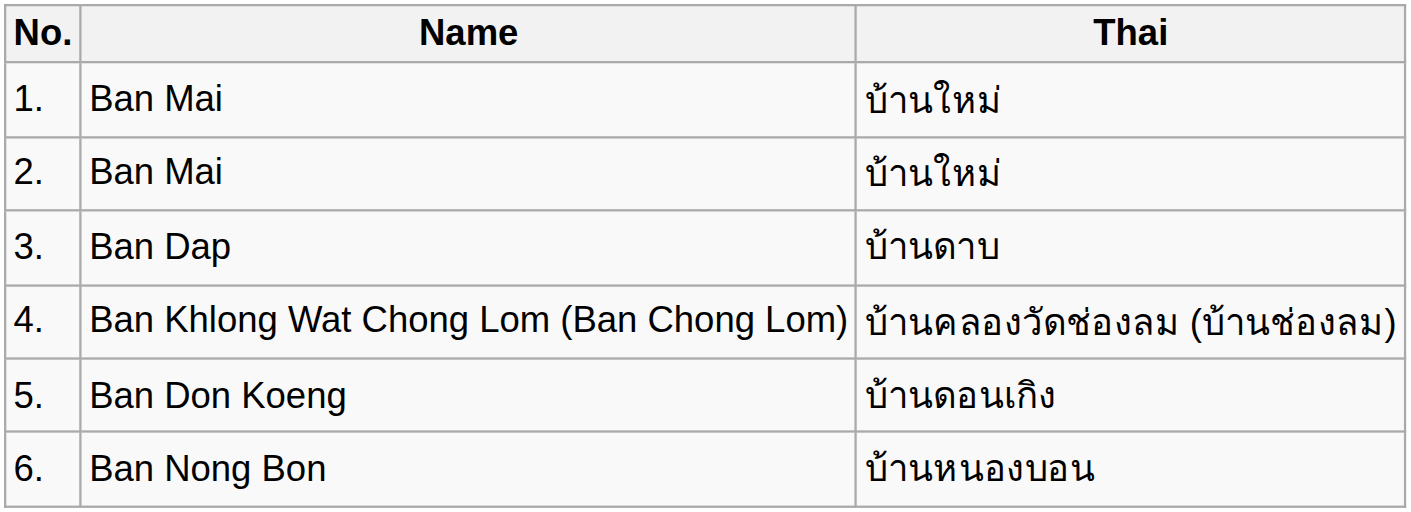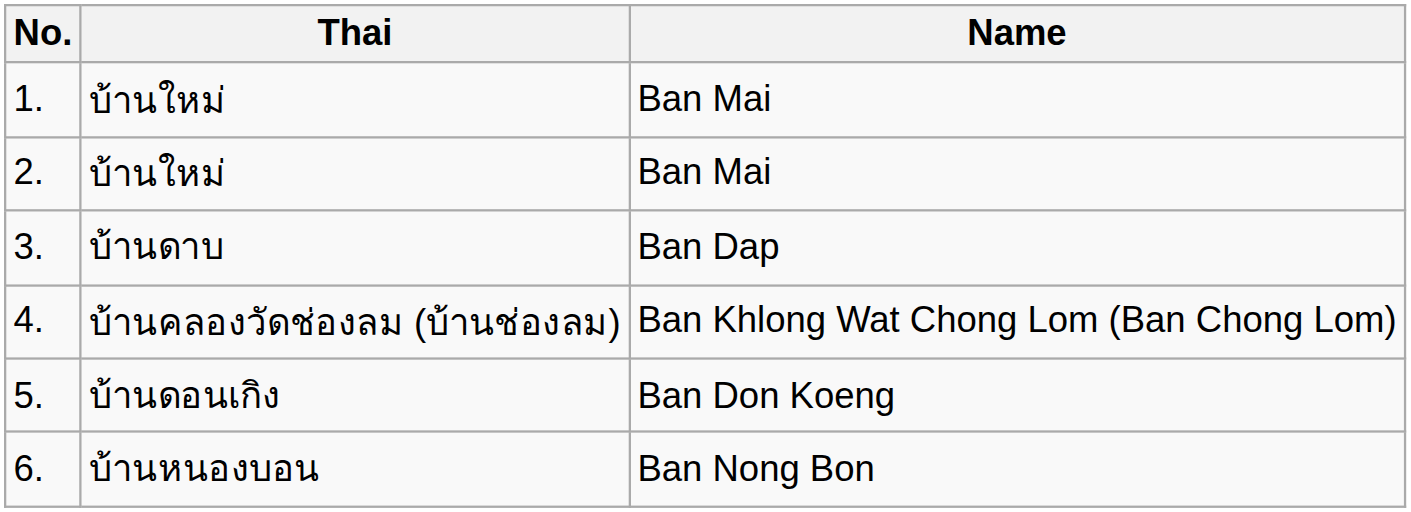columns swapped: (469, 33) <-> (1131, 33)
